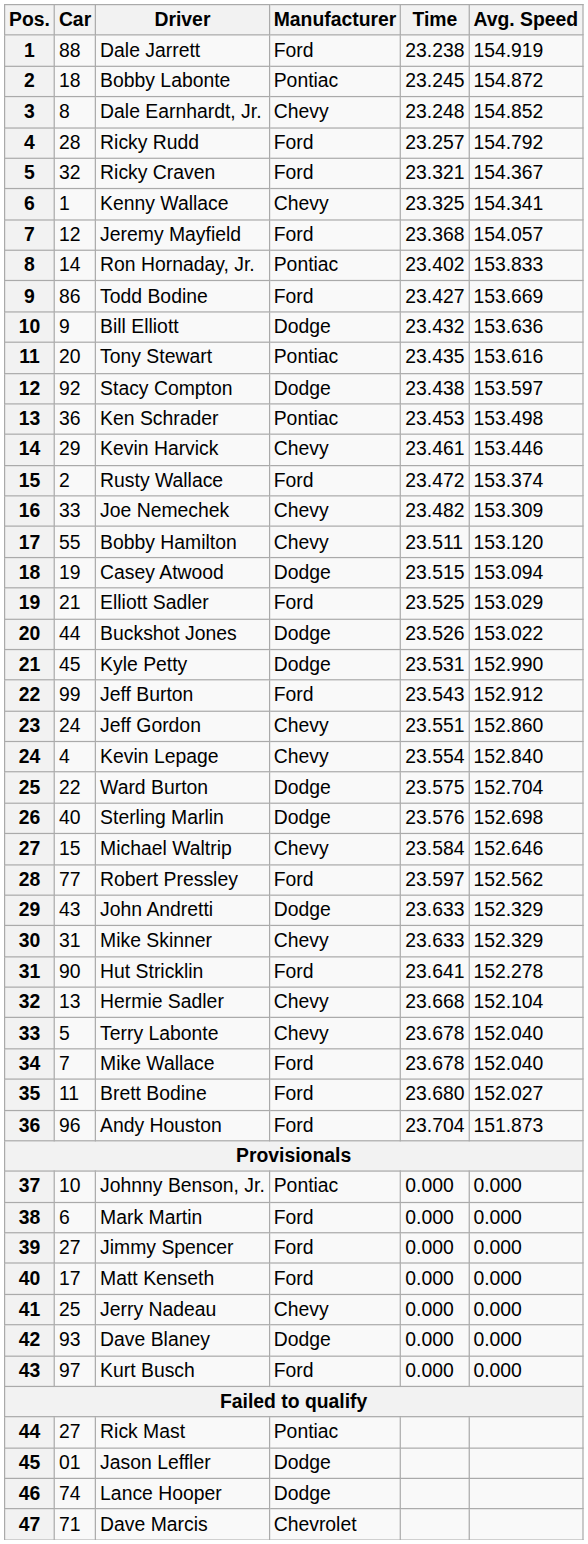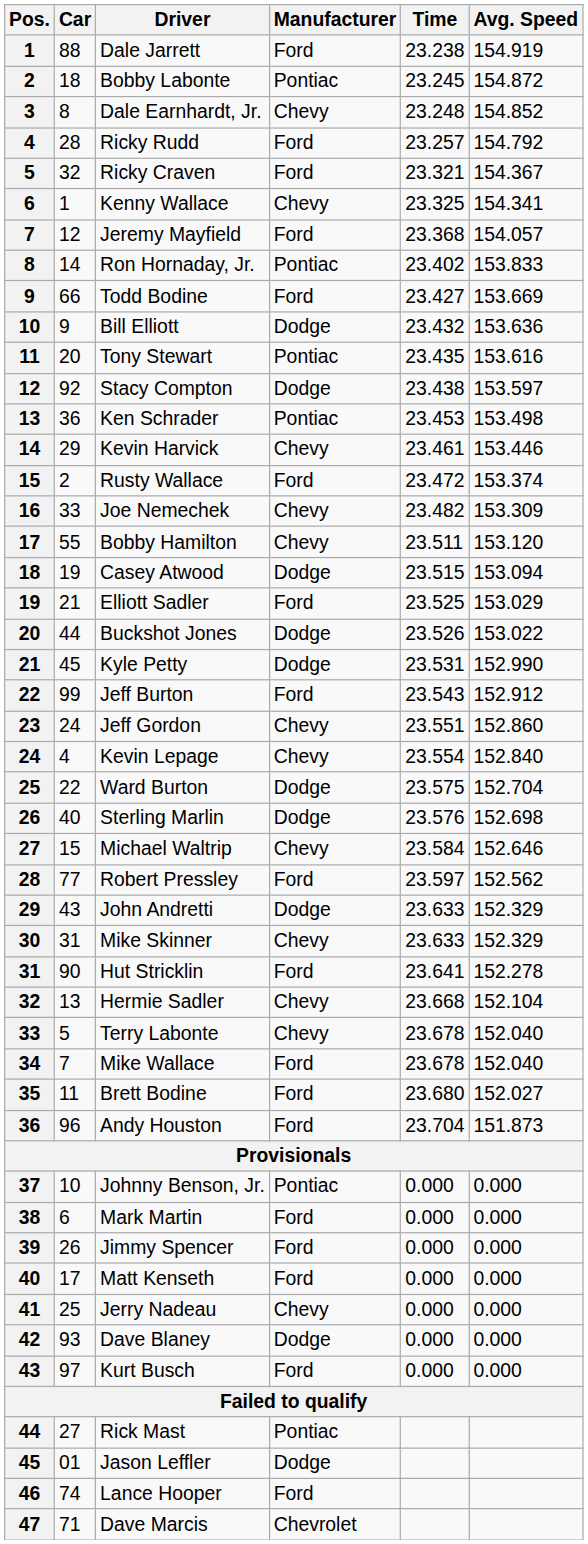(70, 296) 86 -> (70, 296) 66
(70, 1248) 27 -> (70, 1248) 26
(302, 1493) Dodge -> (294, 1493) Ford
